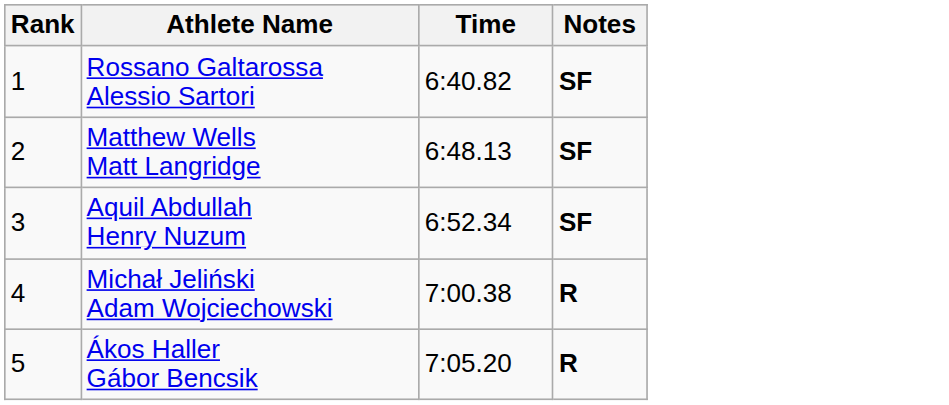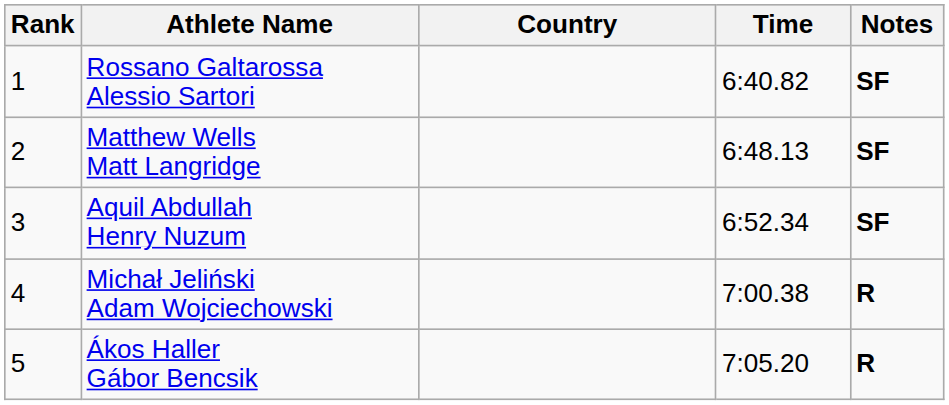+ column: (567, 25)
